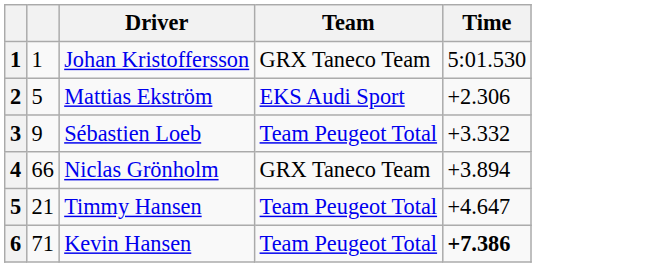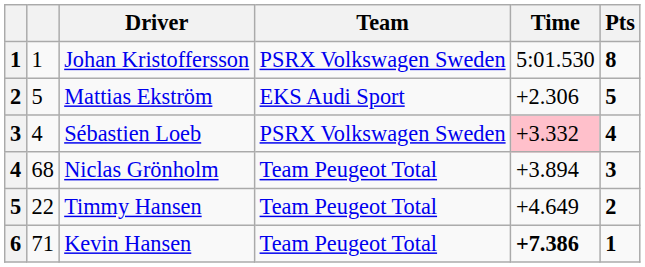+ column: (620, 23)
(345, 59) GRX Taneco Team -> (383, 59) PSRX Volkswagen Sweden
(37, 133) 9 -> (37, 133) 4
(348, 133) Team Peugeot Total -> (383, 133) PSRX Volkswagen Sweden
(479, 133) no background -> (547, 133) pink background
(43, 170) 66 -> (43, 170) 68
(345, 170) GRX Taneco Team -> (348, 170) Team Peugeot Total
(43, 207) 21 -> (43, 207) 22
(479, 207) +4.647 -> (547, 207) +4.649
